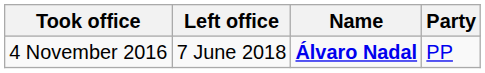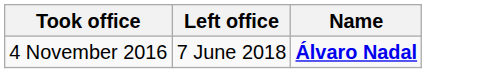- column: (451, 21)
